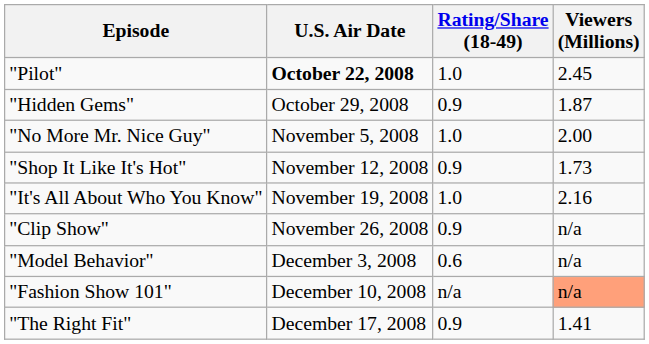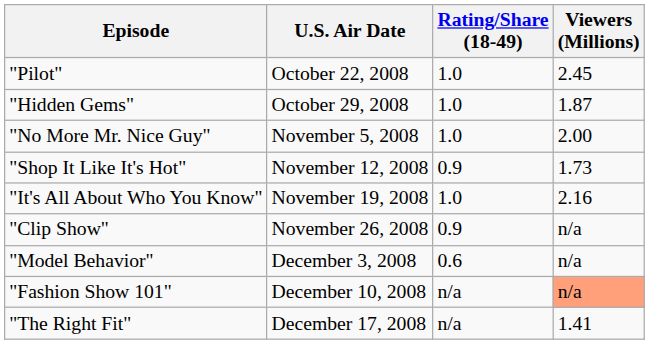(343, 73) bold -> (340, 73) normal
(450, 104) 0.9 -> (450, 104) 1.0
(450, 323) 0.9 -> (449, 323) n/a
